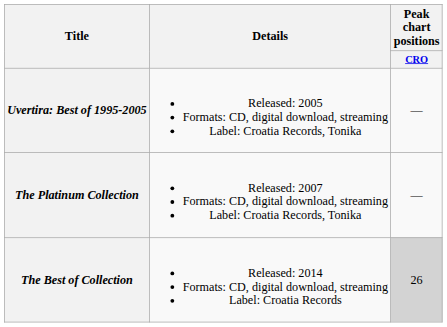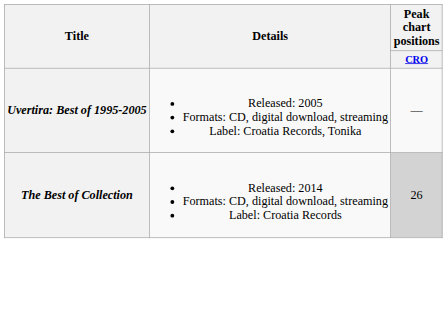- row: (77, 195)
